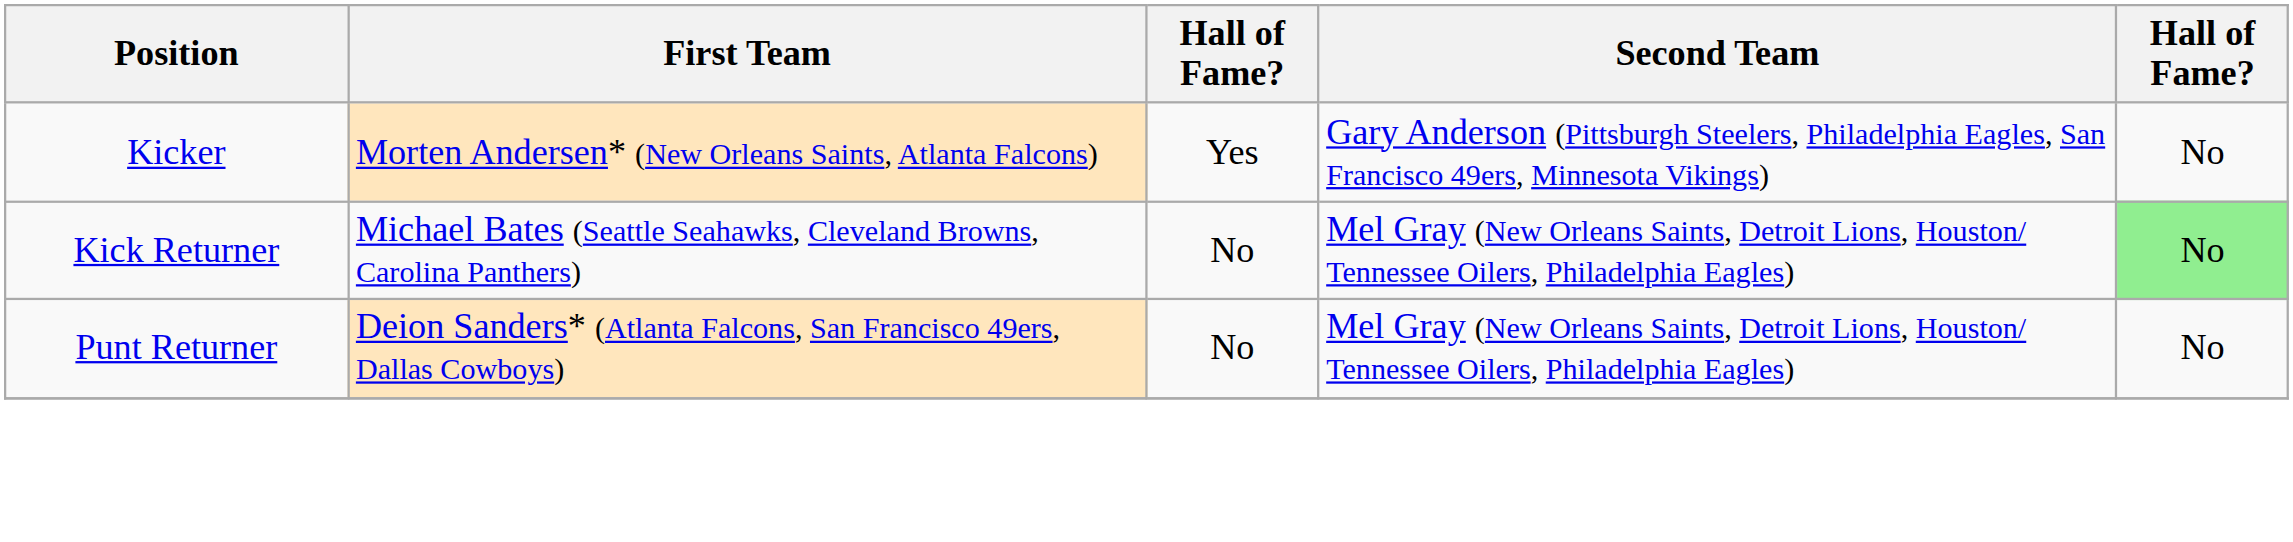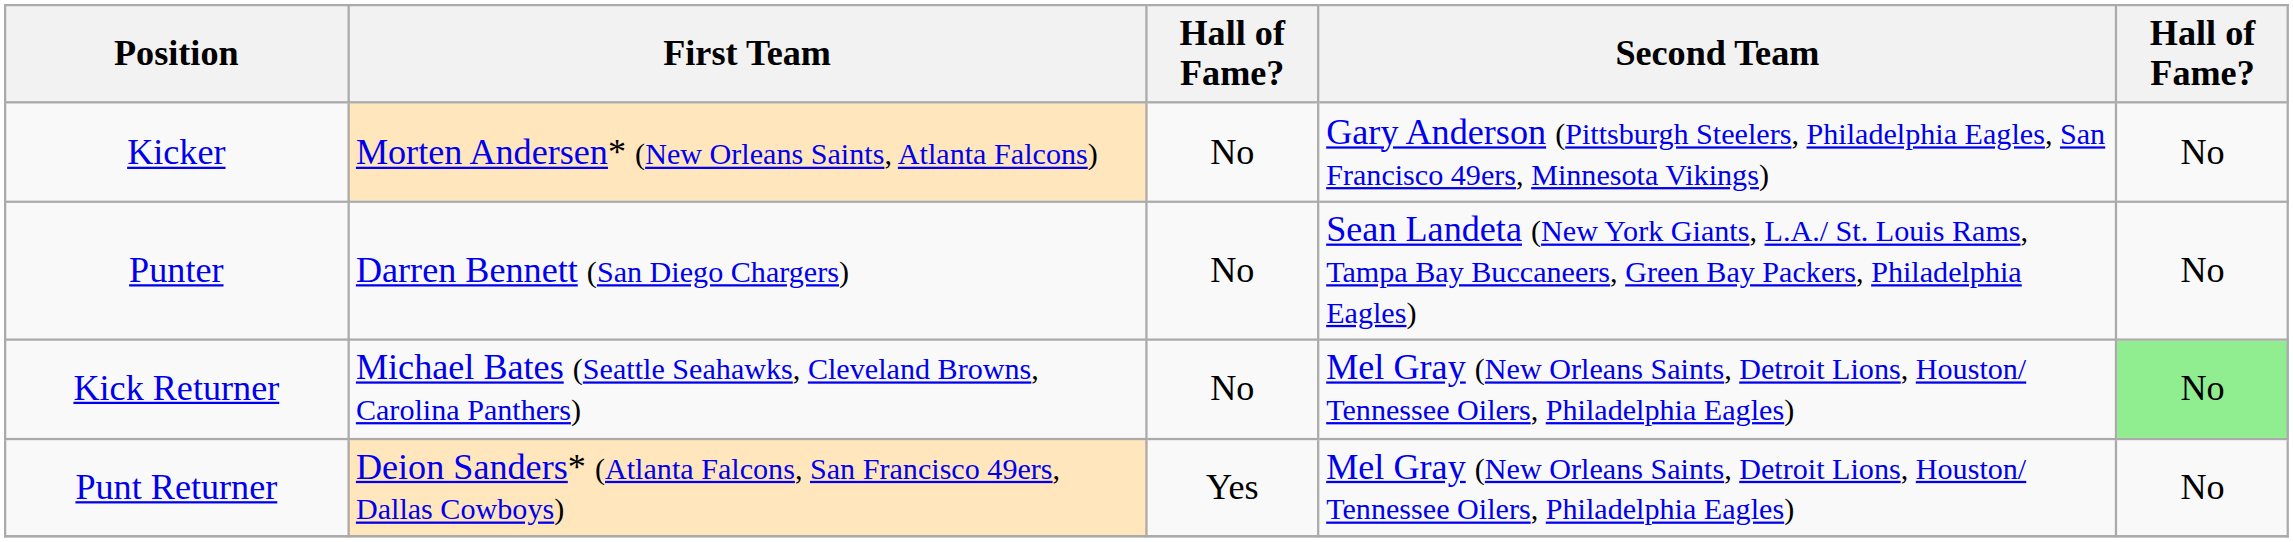(1232, 151) Yes -> (1232, 151) No
+ row: (176, 269)
(1232, 347) No -> (1232, 486) Yes
